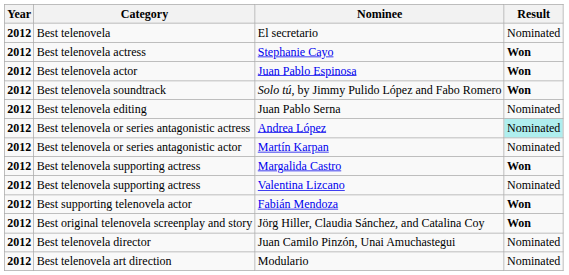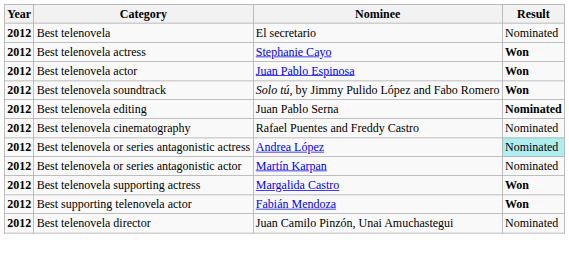(534, 109) normal -> (533, 109) bold
+ row: (337, 128)
- row: (301, 185)
- row: (371, 223)
- row: (283, 261)
